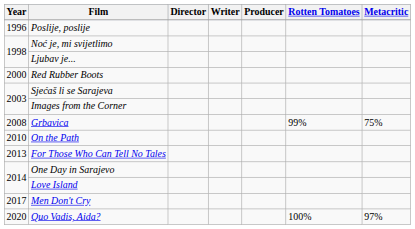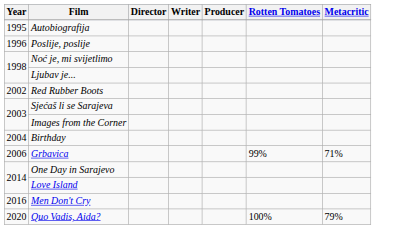+ row: (60, 28)
(17, 75) 2000 -> (17, 91) 2002
+ row: (48, 138)
(17, 122) 2008 -> (17, 153) 2006
(373, 122) 75% -> (334, 153) 71%
- row: (55, 138)
- row: (98, 153)
(17, 201) 2017 -> (17, 201) 2016
(373, 216) 97% -> (334, 216) 79%
